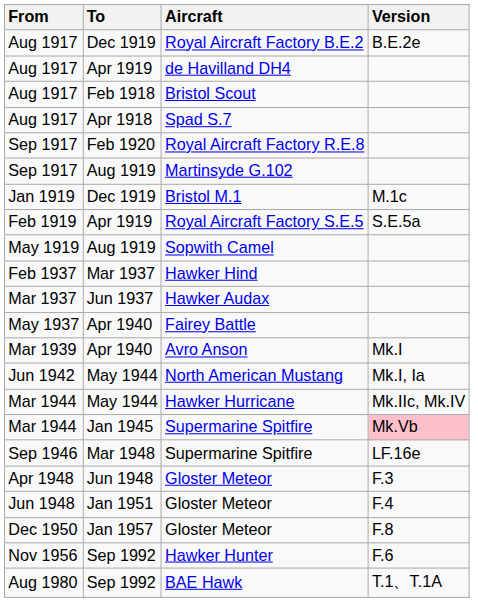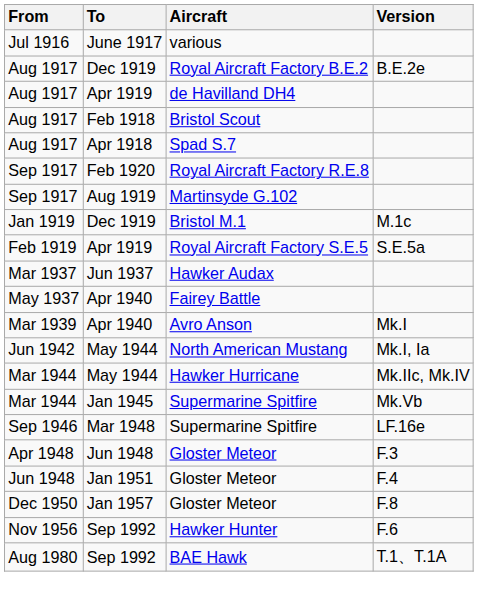+ row: (39, 42)
- row: (44, 247)
- row: (42, 273)
(395, 427) pink background -> (399, 401) no background
